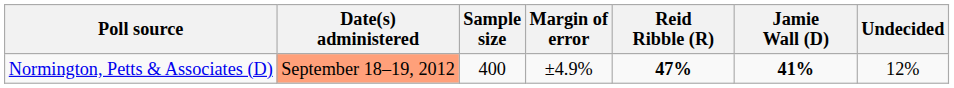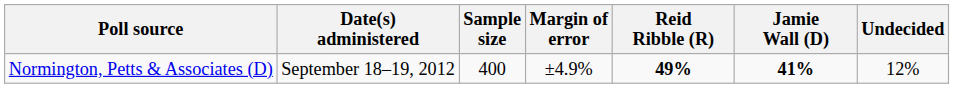(368, 68) lightsalmon background -> (368, 68) no background
(673, 68) 47% -> (673, 68) 49%
